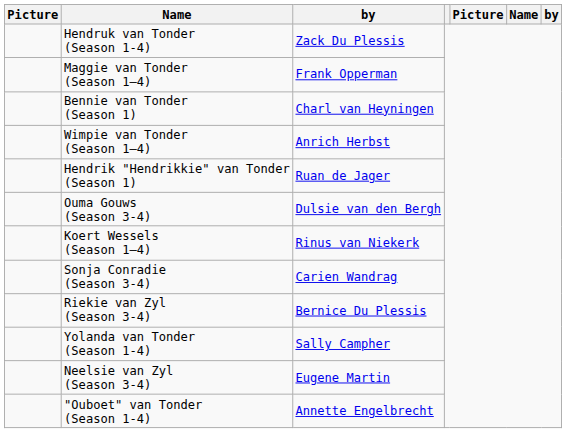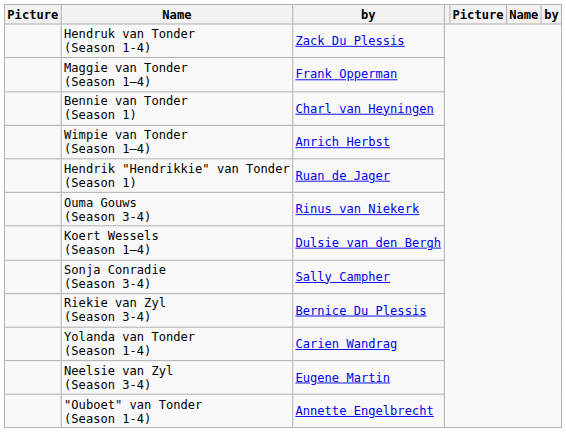(368, 209) Dulsie van den Bergh -> (357, 209) Rinus van Niekerk
(357, 243) Rinus van Niekerk -> (368, 243) Dulsie van den Bergh
(346, 277) Carien Wandrag -> (343, 277) Sally Campher
(343, 344) Sally Campher -> (346, 344) Carien Wandrag
